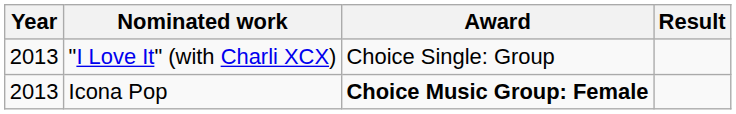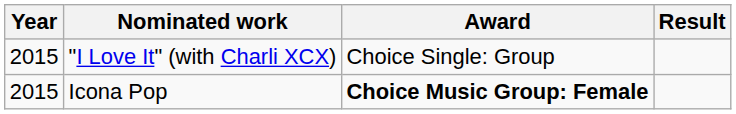(34, 56) 2013 -> (34, 56) 2015
(34, 91) 2013 -> (34, 91) 2015
